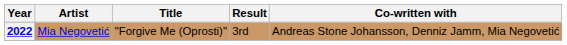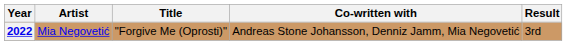columns swapped: (416, 13) <-> (250, 13)
